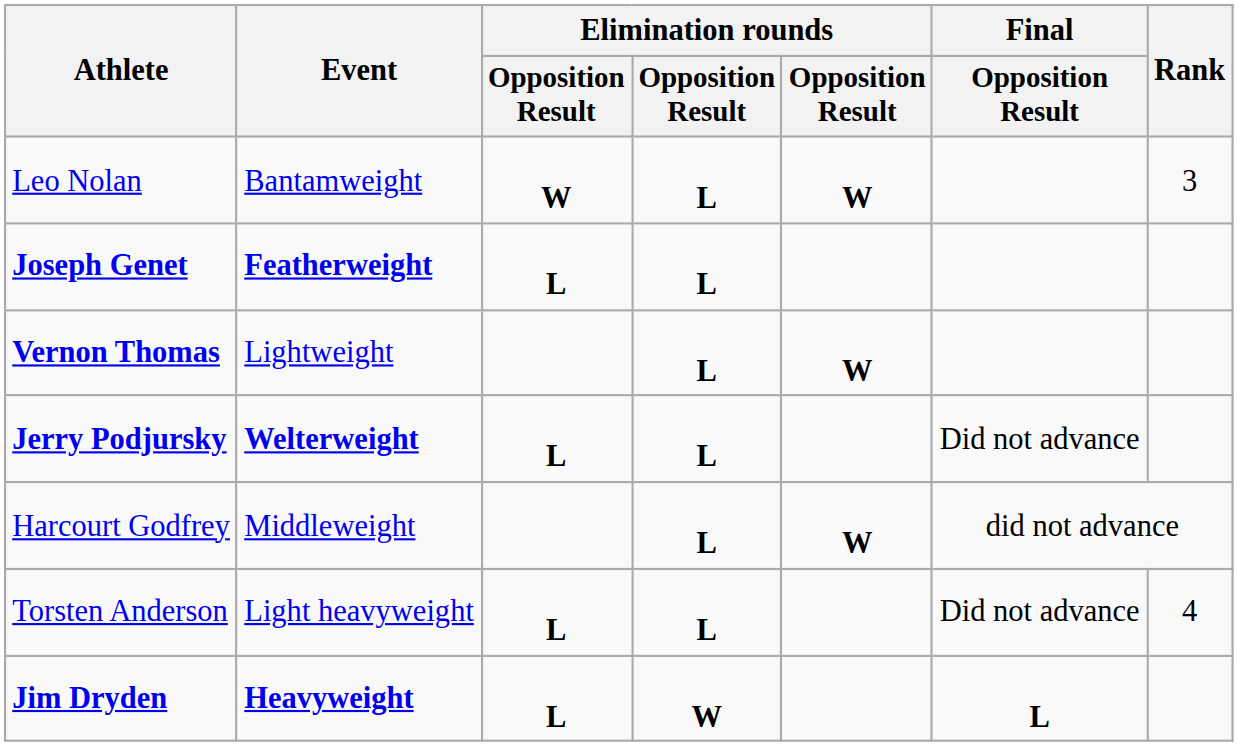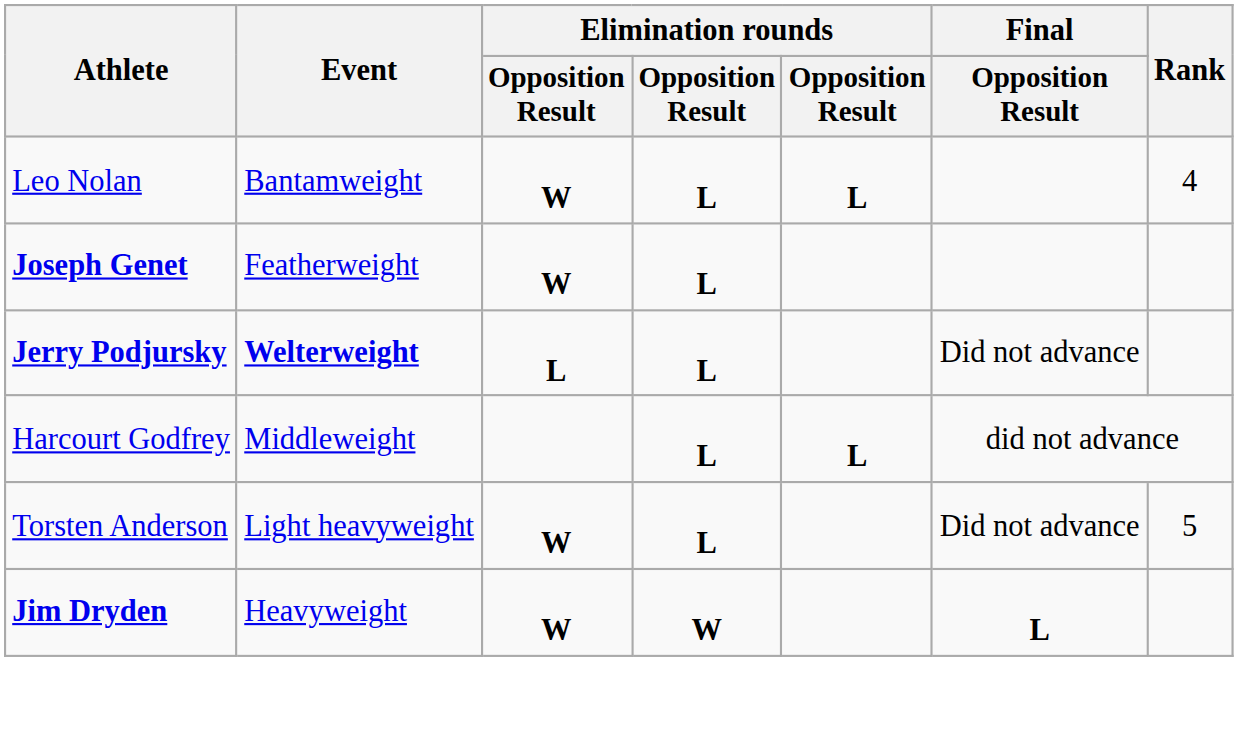(857, 198) W -> (857, 198) L
(1190, 179) 3 -> (1190, 179) 4
(338, 266) bold -> (332, 266) normal
(556, 284) L -> (556, 284) W
- row: (116, 352)
(857, 543) W -> (857, 457) L
(556, 629) L -> (556, 543) W
(1190, 611) 4 -> (1190, 525) 5
(329, 698) bold -> (326, 611) normal
(556, 716) L -> (556, 629) W
